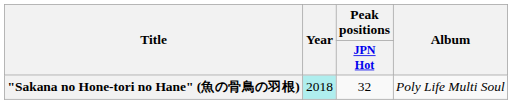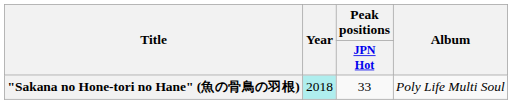(365, 87) 32 -> (365, 87) 33
